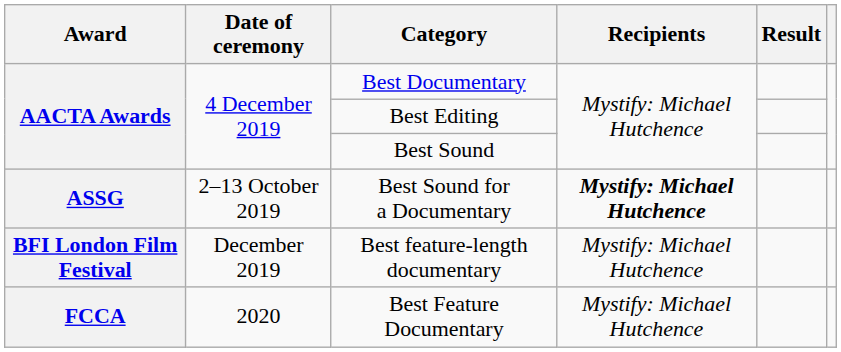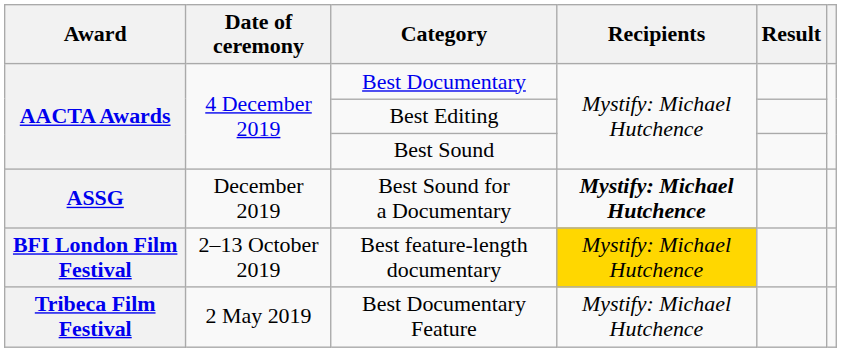(259, 197) 2–13 October 2019 -> (259, 197) December 2019
(259, 257) December 2019 -> (259, 257) 2–13 October 2019
(656, 257) no background -> (656, 257) gold background
- row: (444, 316)
+ row: (444, 316)
